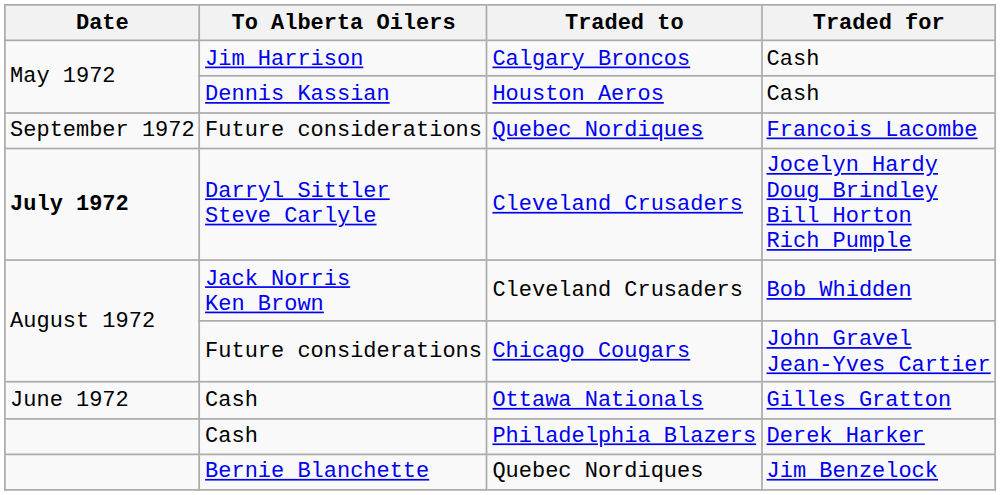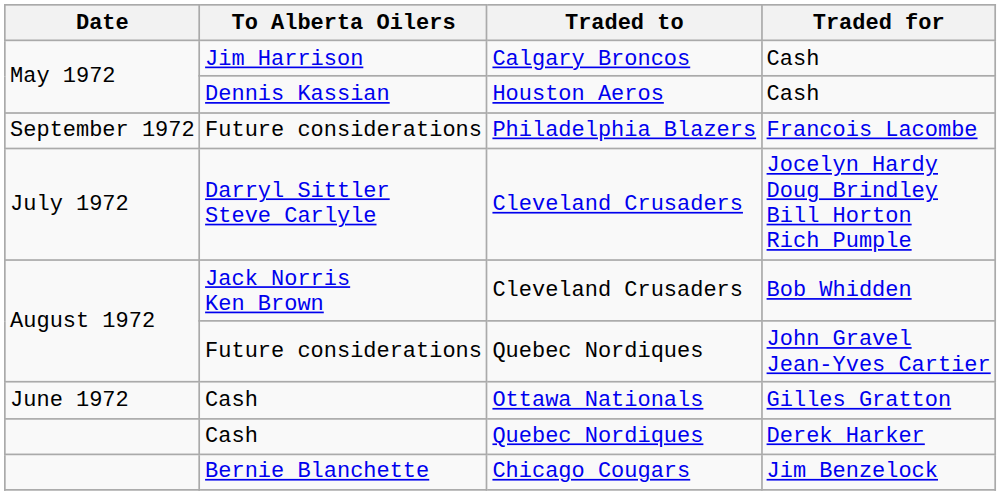(598, 130) Quebec Nordiques -> (624, 130) Philadelphia Blazers
(69, 204) bold -> (69, 204) normal
(591, 352) Chicago Cougars -> (598, 352) Quebec Nordiques
(624, 436) Philadelphia Blazers -> (598, 436) Quebec Nordiques
(598, 472) Quebec Nordiques -> (591, 472) Chicago Cougars
